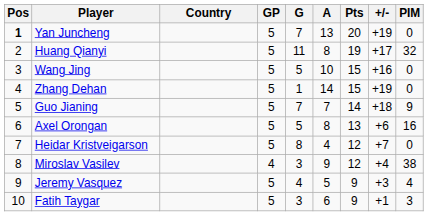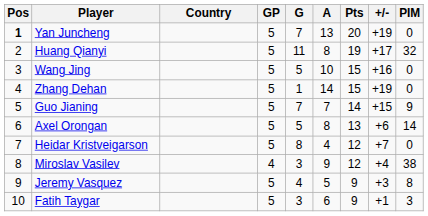(382, 107) +18 -> (382, 107) +15
(410, 126) 16 -> (410, 126) 14
(410, 182) 4 -> (410, 182) 8
